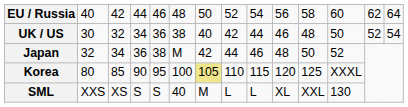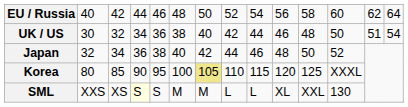(374, 33) 52 -> (374, 33) 51
(177, 53) M -> (179, 53) 40
(137, 92) no background -> (137, 92) lightyellow background
(179, 92) 40 -> (177, 92) M
